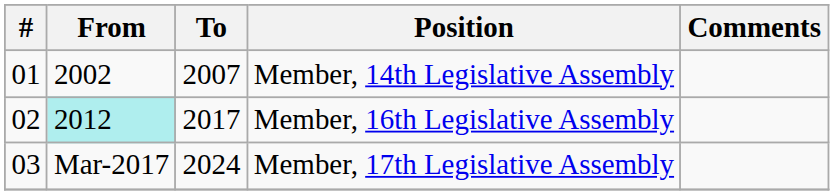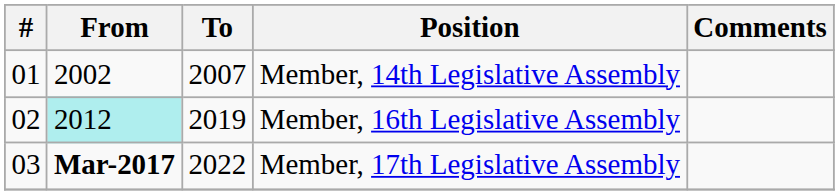(211, 119) 2017 -> (217, 119) 2019
(112, 165) normal -> (114, 165) bold
(211, 165) 2024 -> (217, 165) 2022
